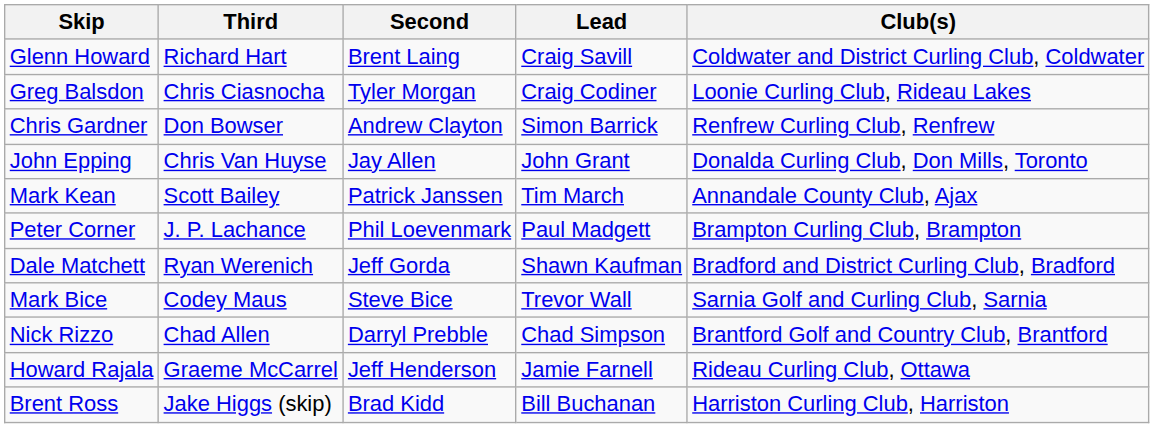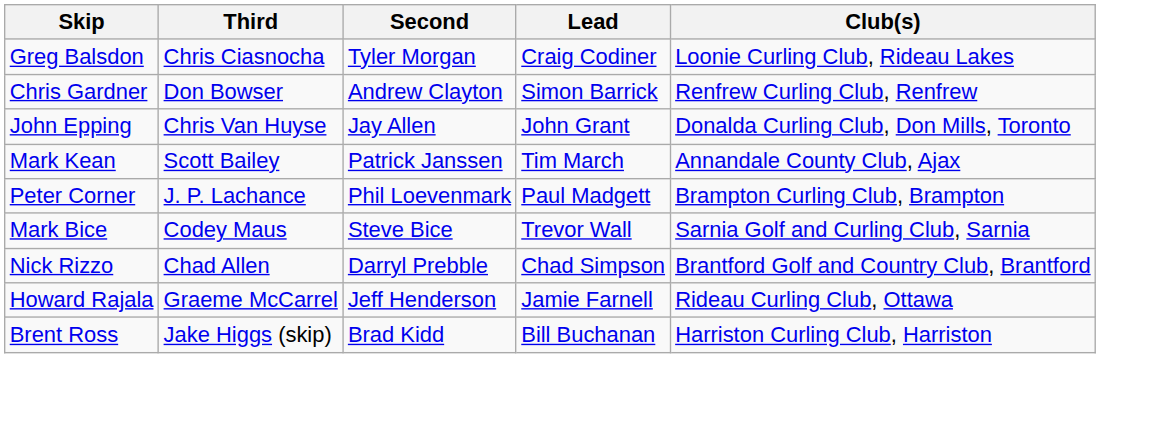- row: (80, 56)
- row: (77, 265)
